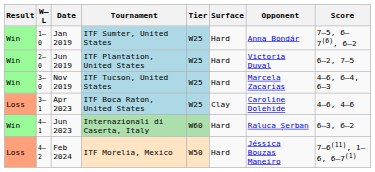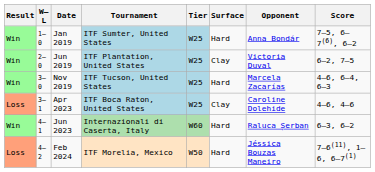(221, 61) Hard -> (221, 61) Clay
